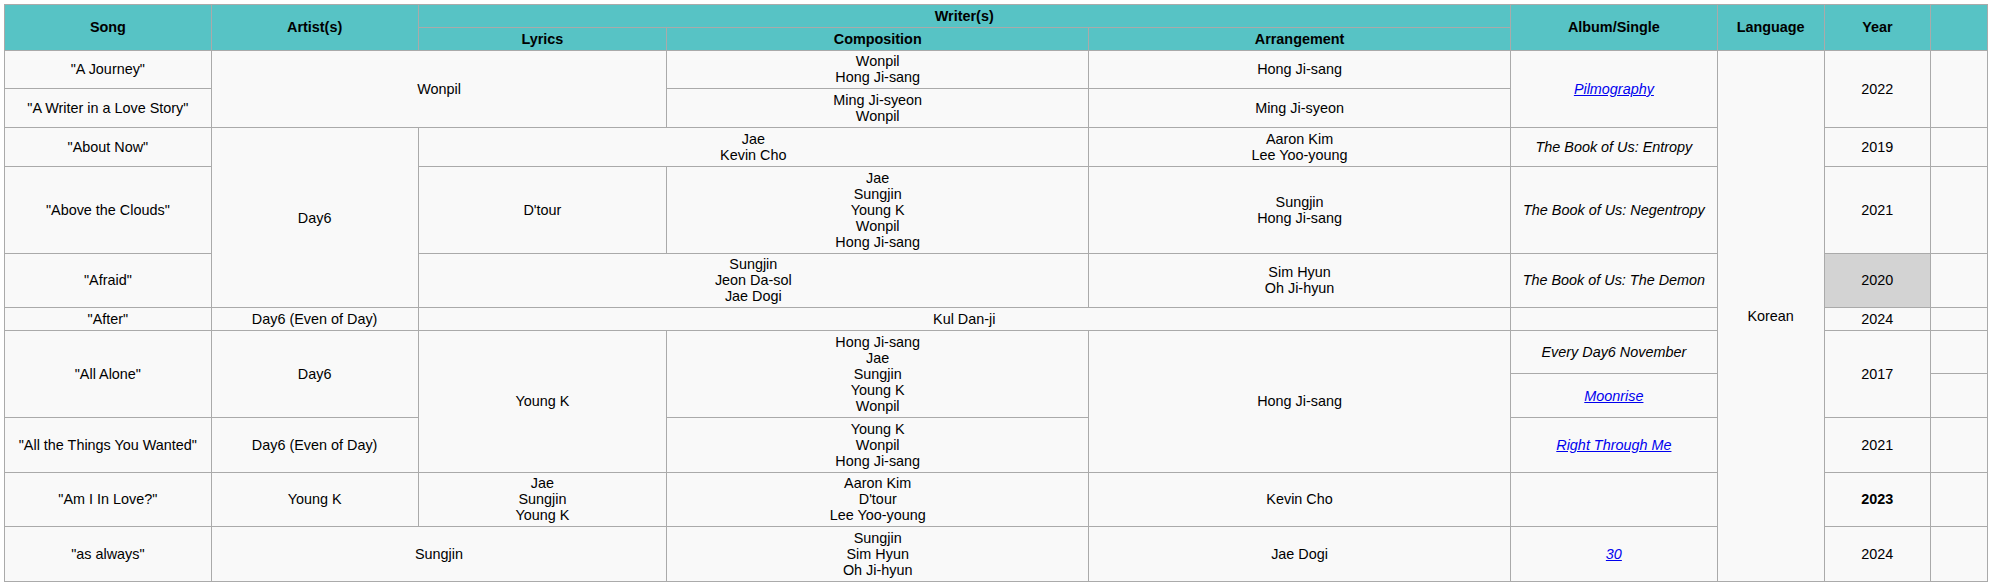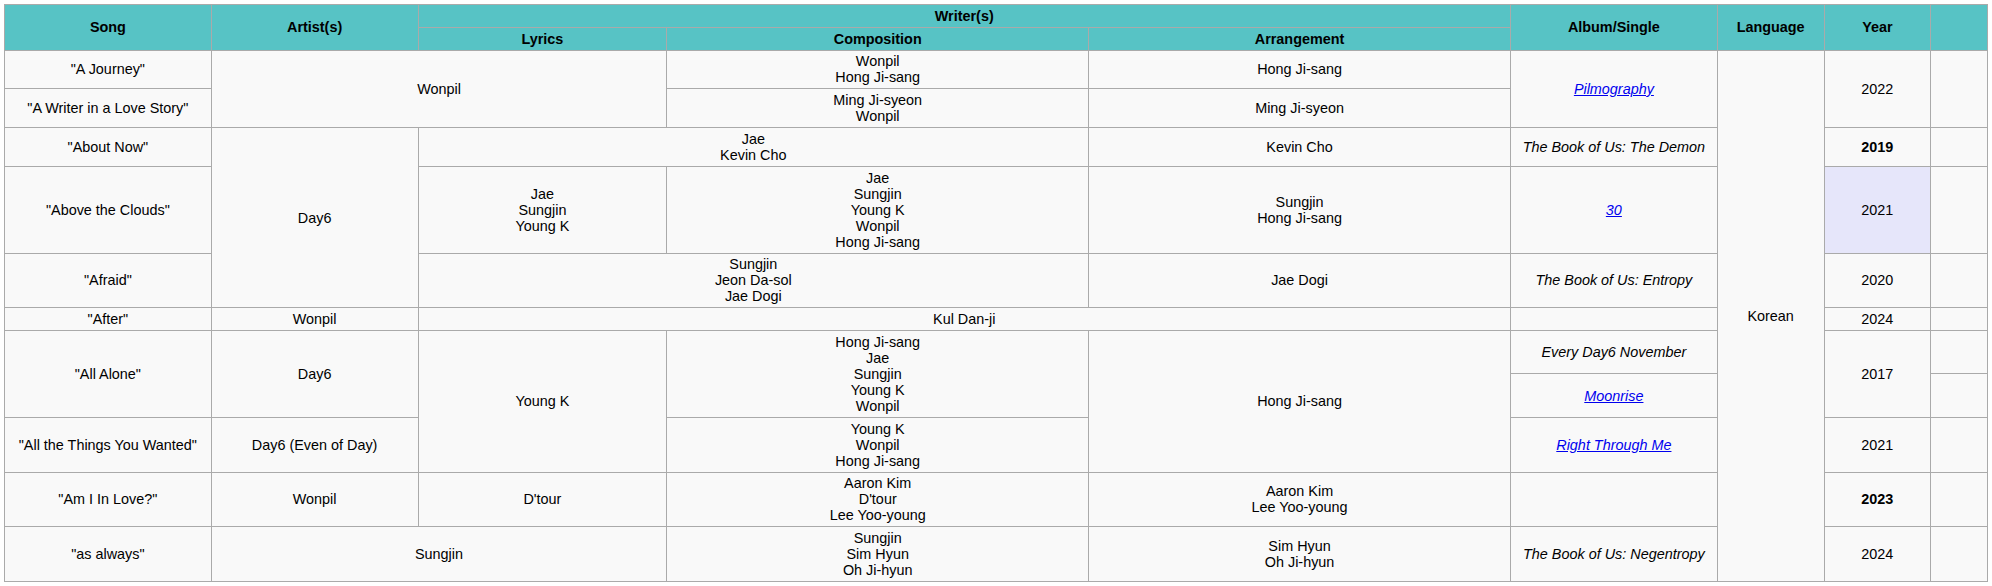(1300, 147) Aaron Kim Lee Yoo-young -> (1300, 147) Kevin Cho
(1614, 147) The Book of Us: Entropy -> (1614, 147) The Book of Us: The Demon
(1877, 147) normal -> (1877, 147) bold
(542, 210) D'tour -> (542, 210) Jae Sungjin Young K
(1614, 210) The Book of Us: Negentropy -> (1614, 210) 30
(1877, 210) no background -> (1877, 210) lavender background
(1300, 280) Sim Hyun Oh Ji-hyun -> (1300, 280) Jae Dogi
(1614, 280) The Book of Us: The Demon -> (1614, 280) The Book of Us: Entropy
(1877, 280) lightgrey background -> (1877, 280) no background
(315, 319) Day6 (Even of Day) -> (315, 319) Wonpil
(315, 499) Young K -> (315, 499) Wonpil
(542, 499) Jae Sungjin Young K -> (542, 499) D'tour
(1300, 499) Kevin Cho -> (1300, 499) Aaron Kim Lee Yoo-young
(1300, 554) Jae Dogi -> (1300, 554) Sim Hyun Oh Ji-hyun
(1614, 554) 30 -> (1614, 554) The Book of Us: Negentropy
